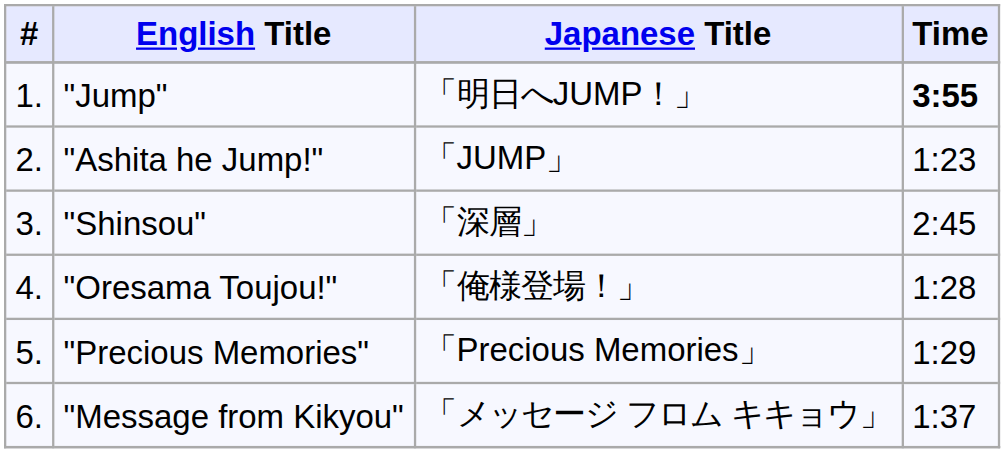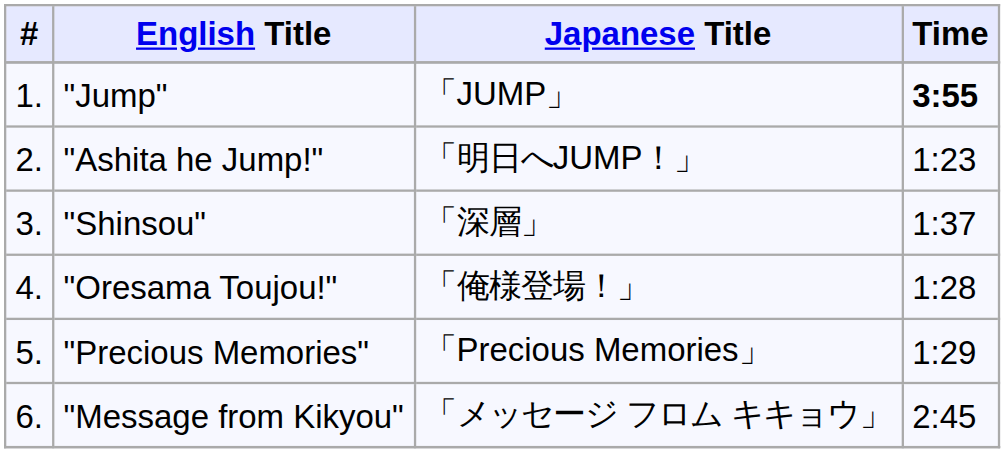(566, 94) 「明日へJUMP！」 -> (501, 94) 「JUMP」
(501, 158) 「JUMP」 -> (566, 158) 「明日へJUMP！」
(944, 223) 2:45 -> (944, 223) 1:37
(944, 415) 1:37 -> (944, 415) 2:45
